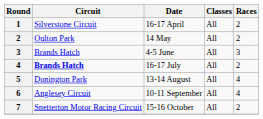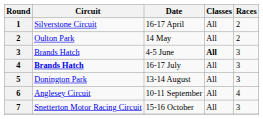(211, 51) normal -> (211, 51) bold
(238, 65) 2 -> (238, 65) 3
(238, 79) 4 -> (238, 79) 3
(238, 106) 2 -> (238, 106) 3
